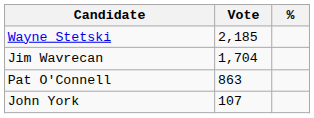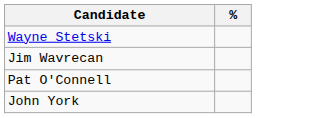- column: (243, 15)
